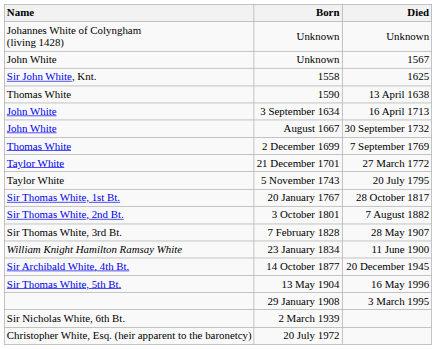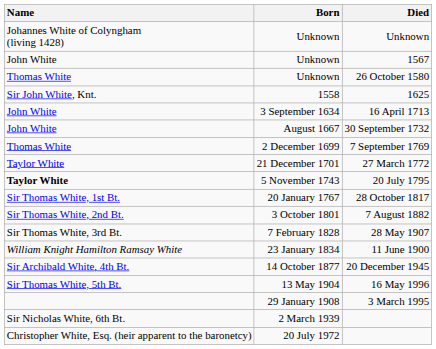+ row: (318, 77)
- row: (329, 94)
(36, 180) normal -> (37, 180) bold
